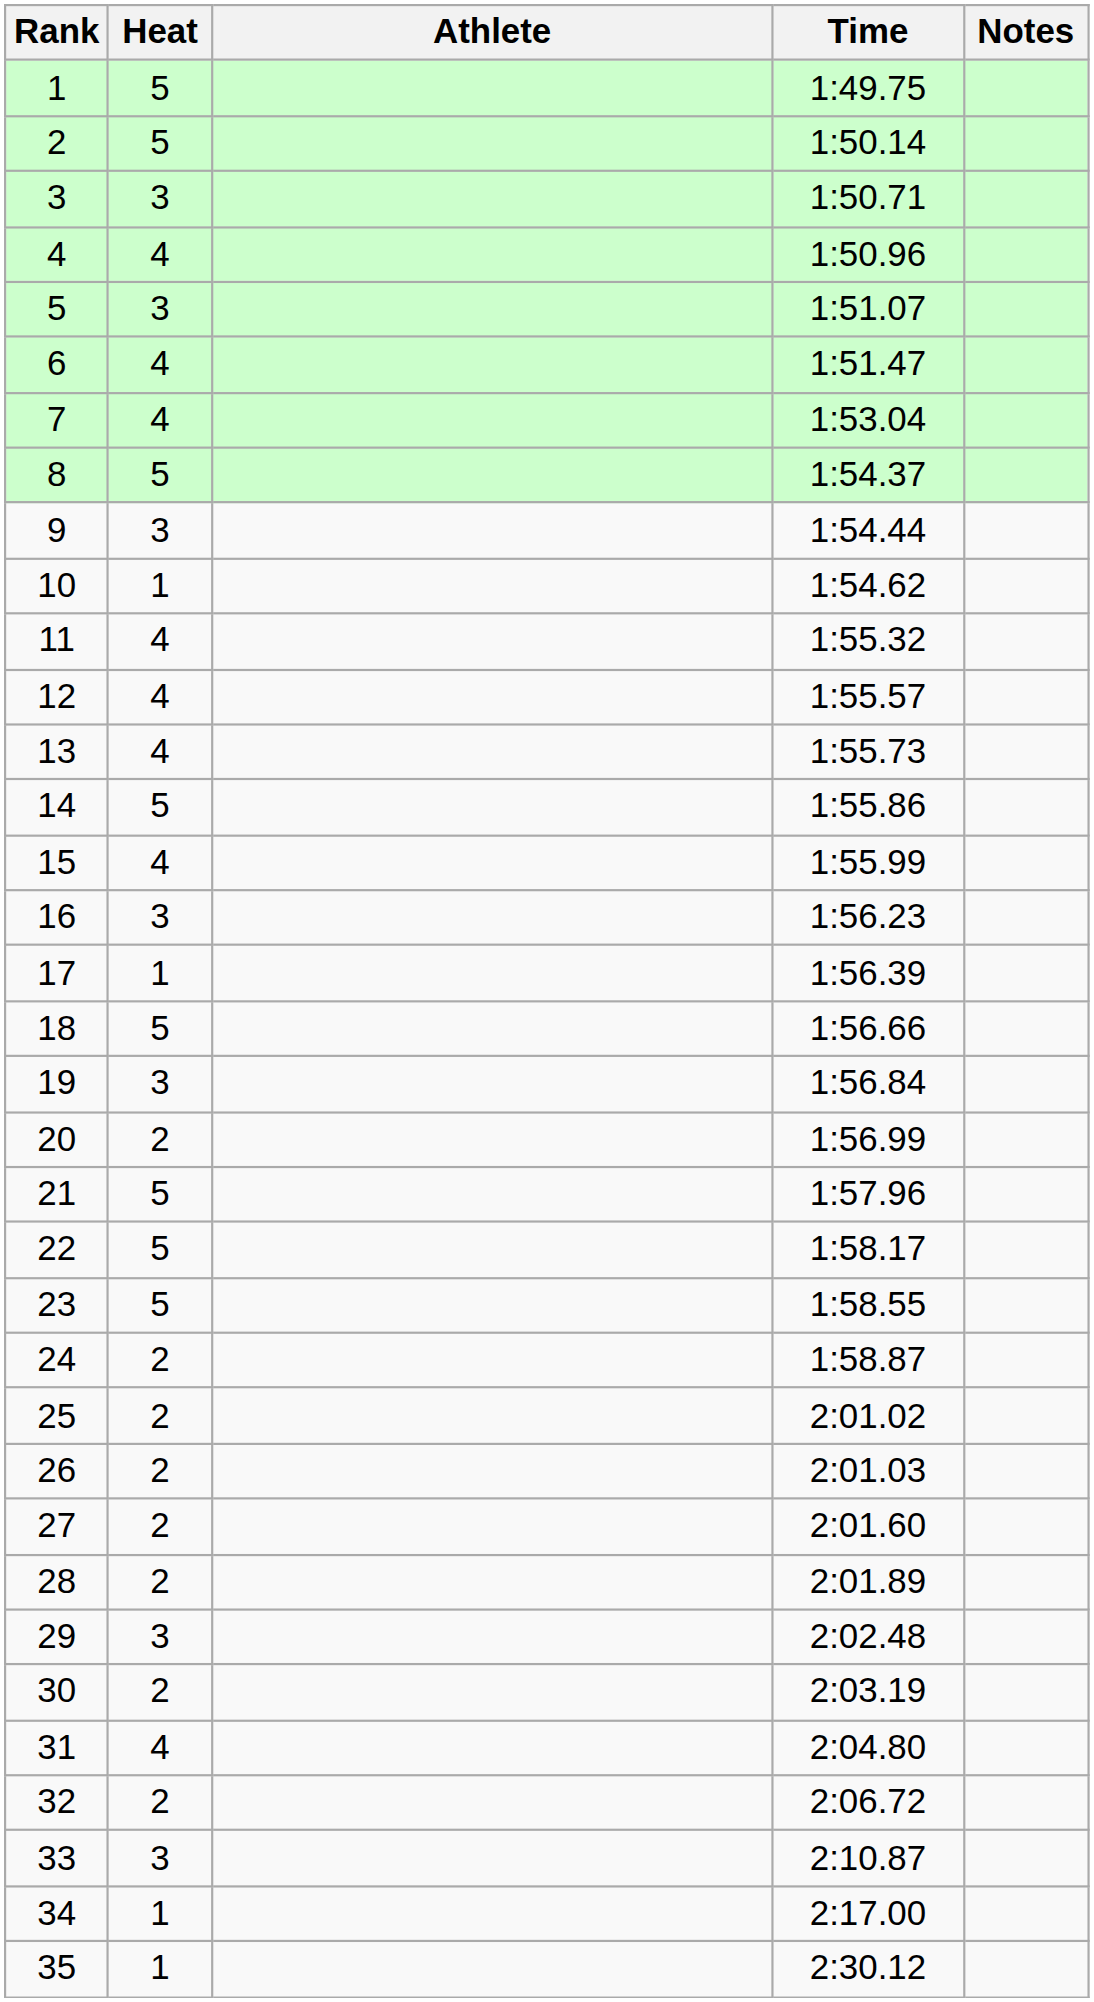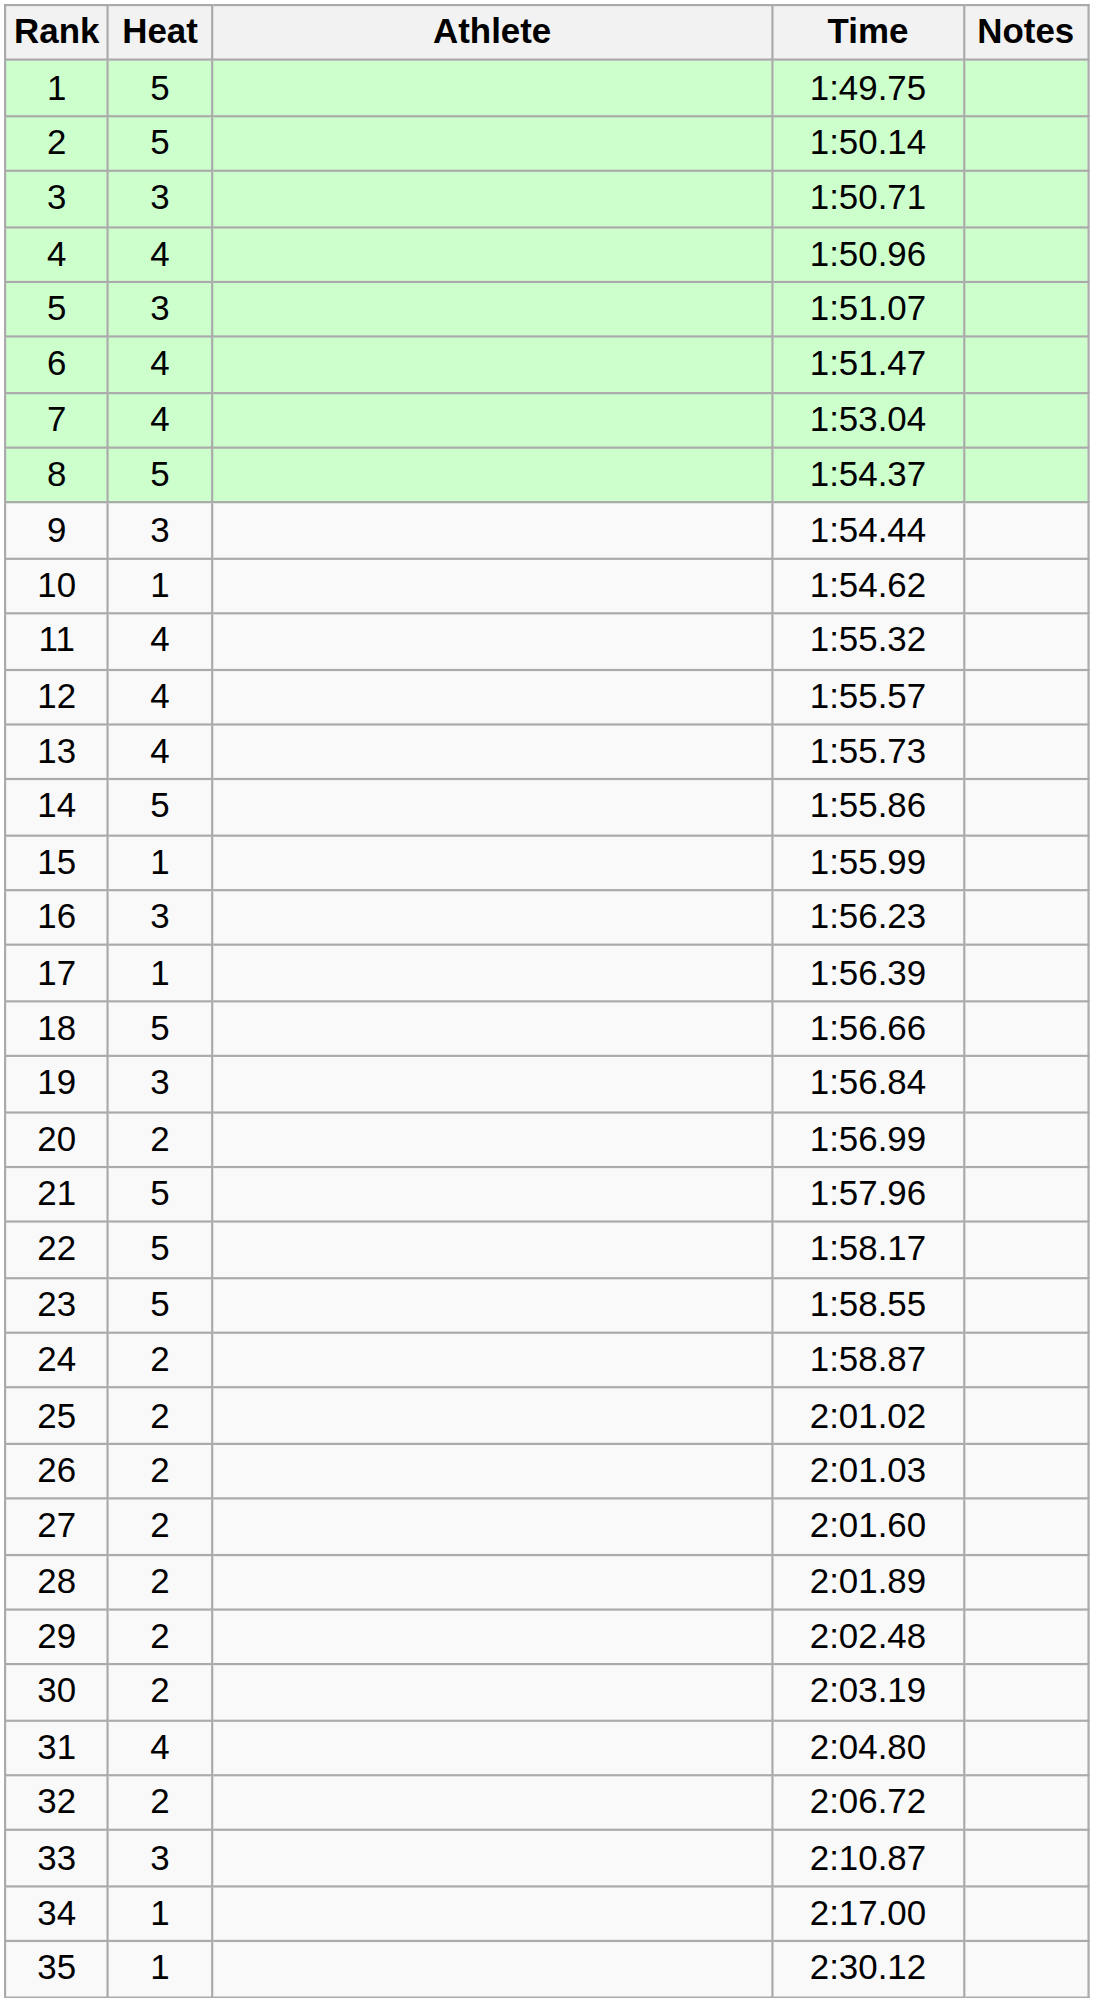(160, 861) 4 -> (160, 861) 1
(160, 1636) 3 -> (160, 1636) 2
